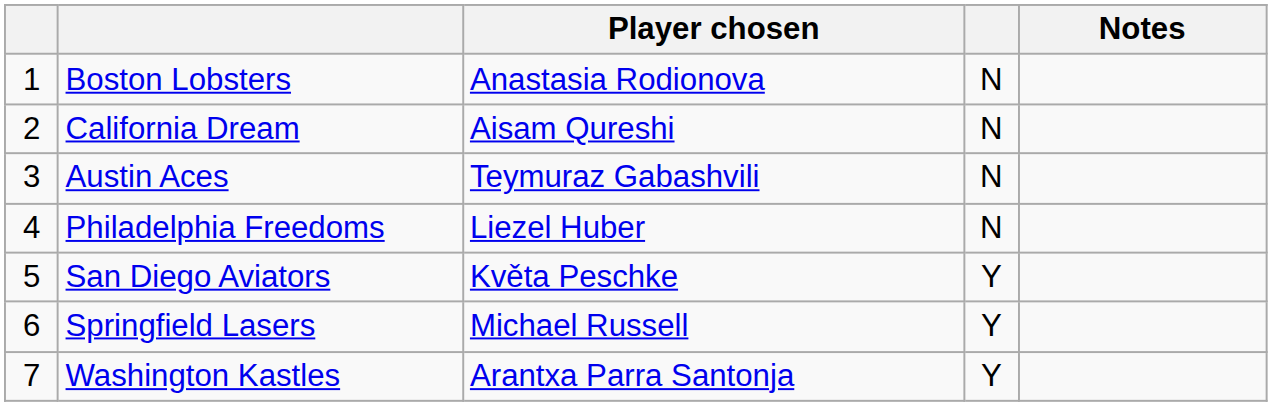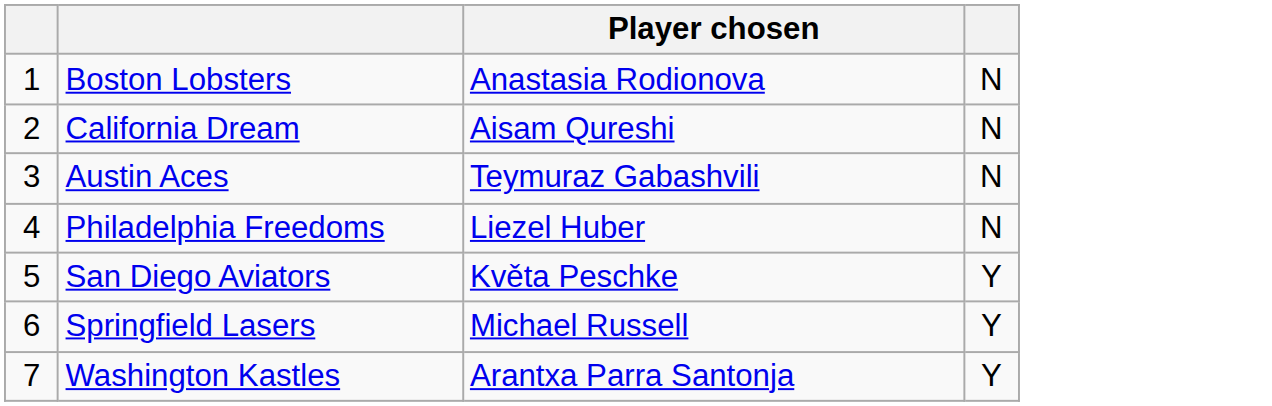- column: (1142, 29)
